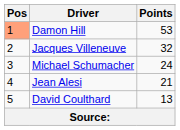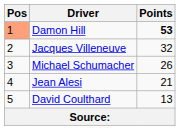(167, 31) normal -> (167, 31) bold
(167, 65) 24 -> (167, 65) 26
